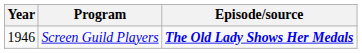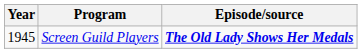(21, 37) 1946 -> (21, 37) 1945
